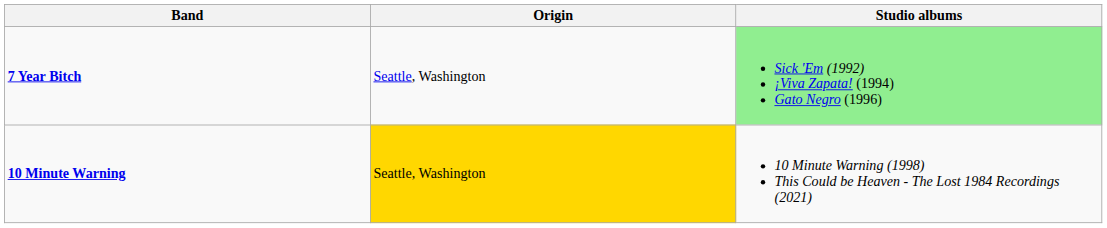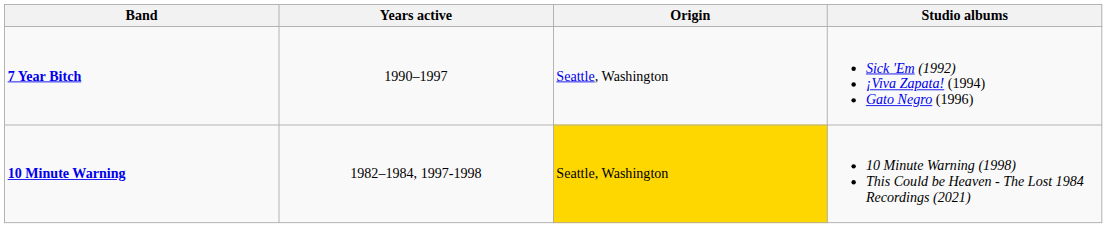+ column: (416, 15)
(919, 84) lightgreen background -> (965, 84) no background
